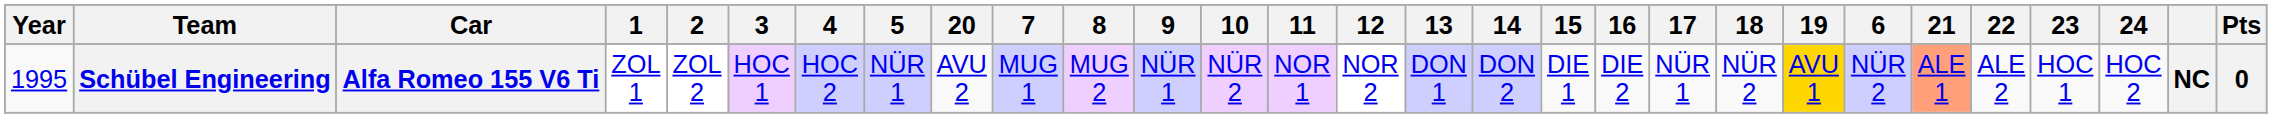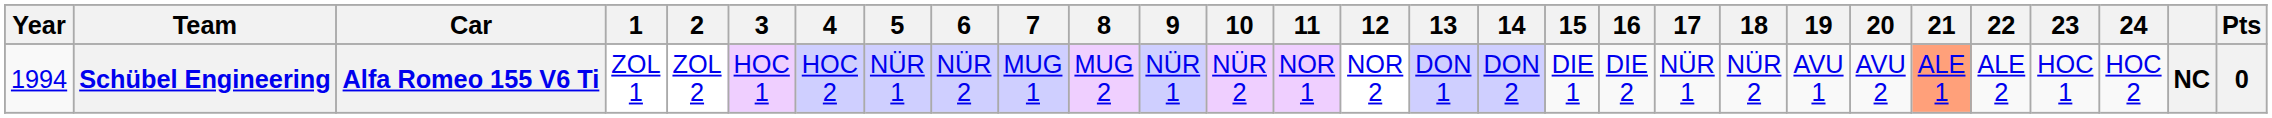columns swapped: (1878, 24) <-> (962, 24)
(39, 78) 1995 -> (39, 78) 1994
(1814, 78) gold background -> (1819, 78) no background
